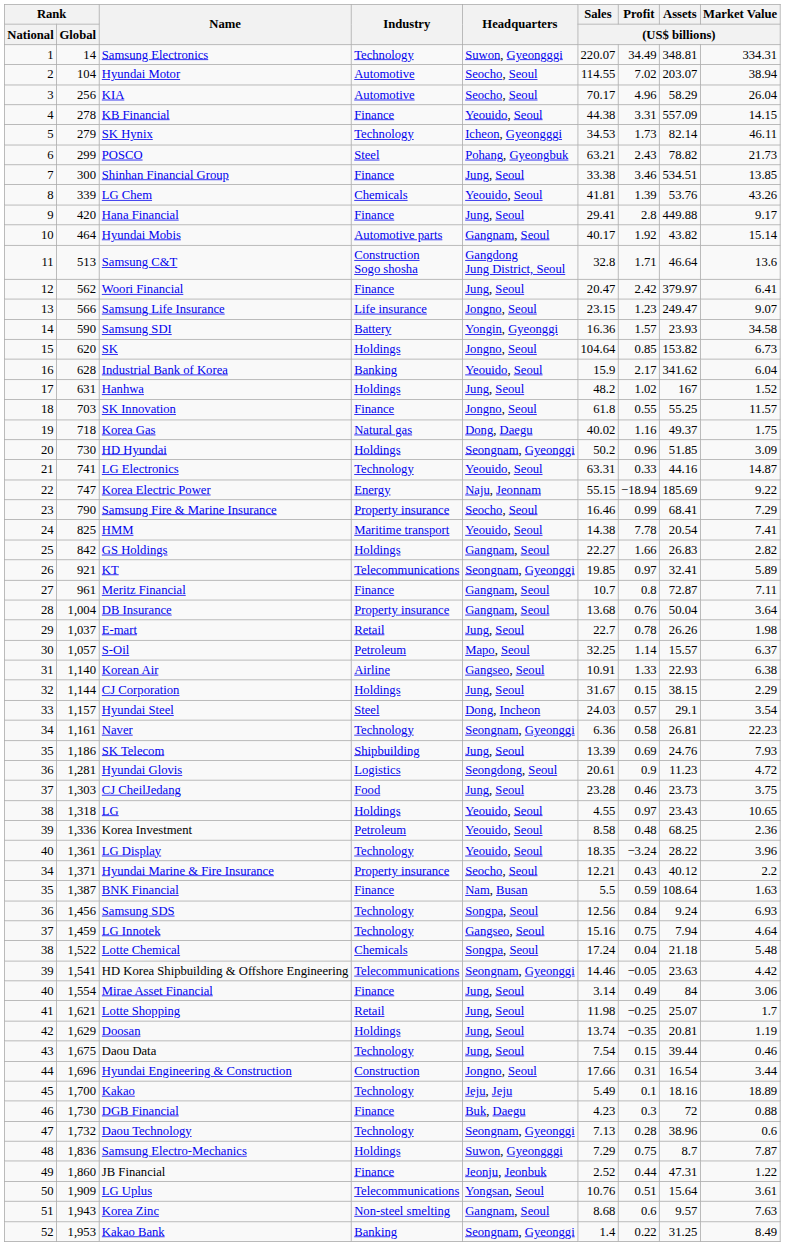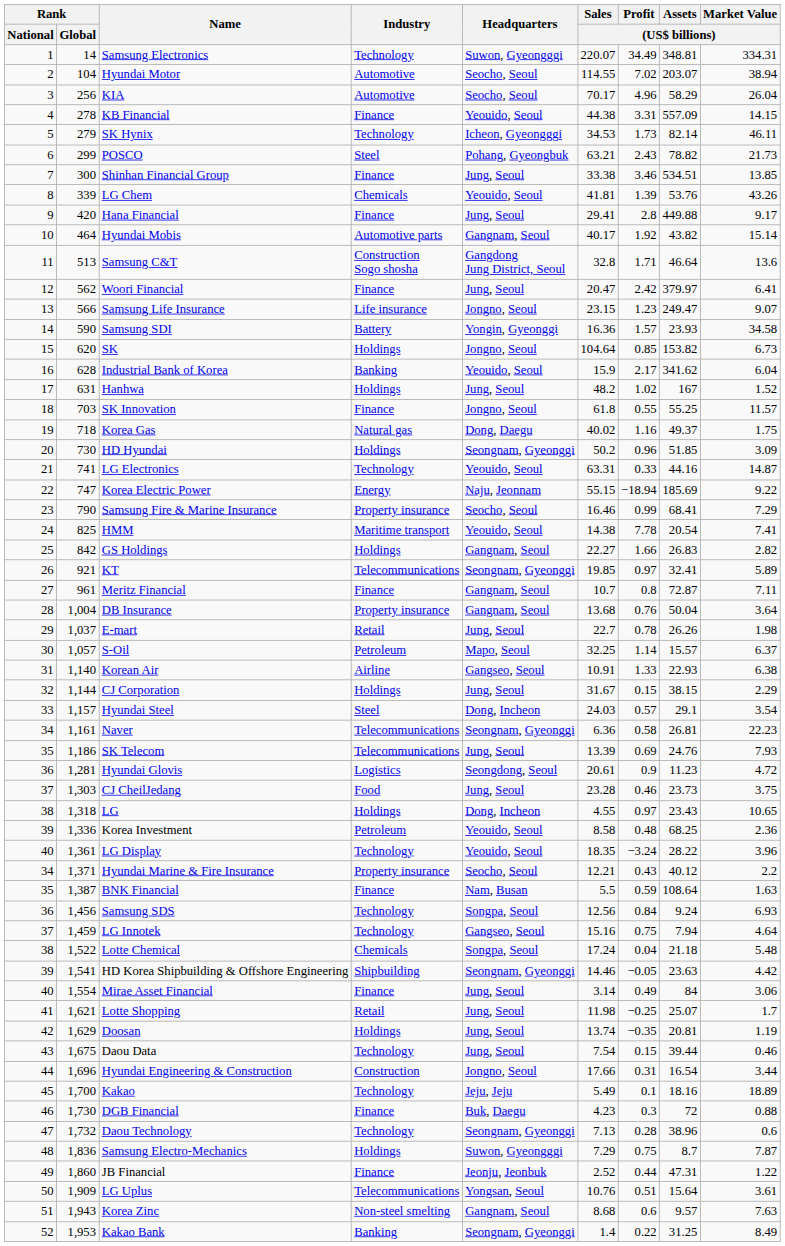(384, 730) Technology -> (407, 730) Telecommunications
(387, 750) Shipbuilding -> (407, 750) Telecommunications
(504, 810) Yeouido, Seoul -> (503, 810) Dong, Incheon
(407, 970) Telecommunications -> (387, 970) Shipbuilding
